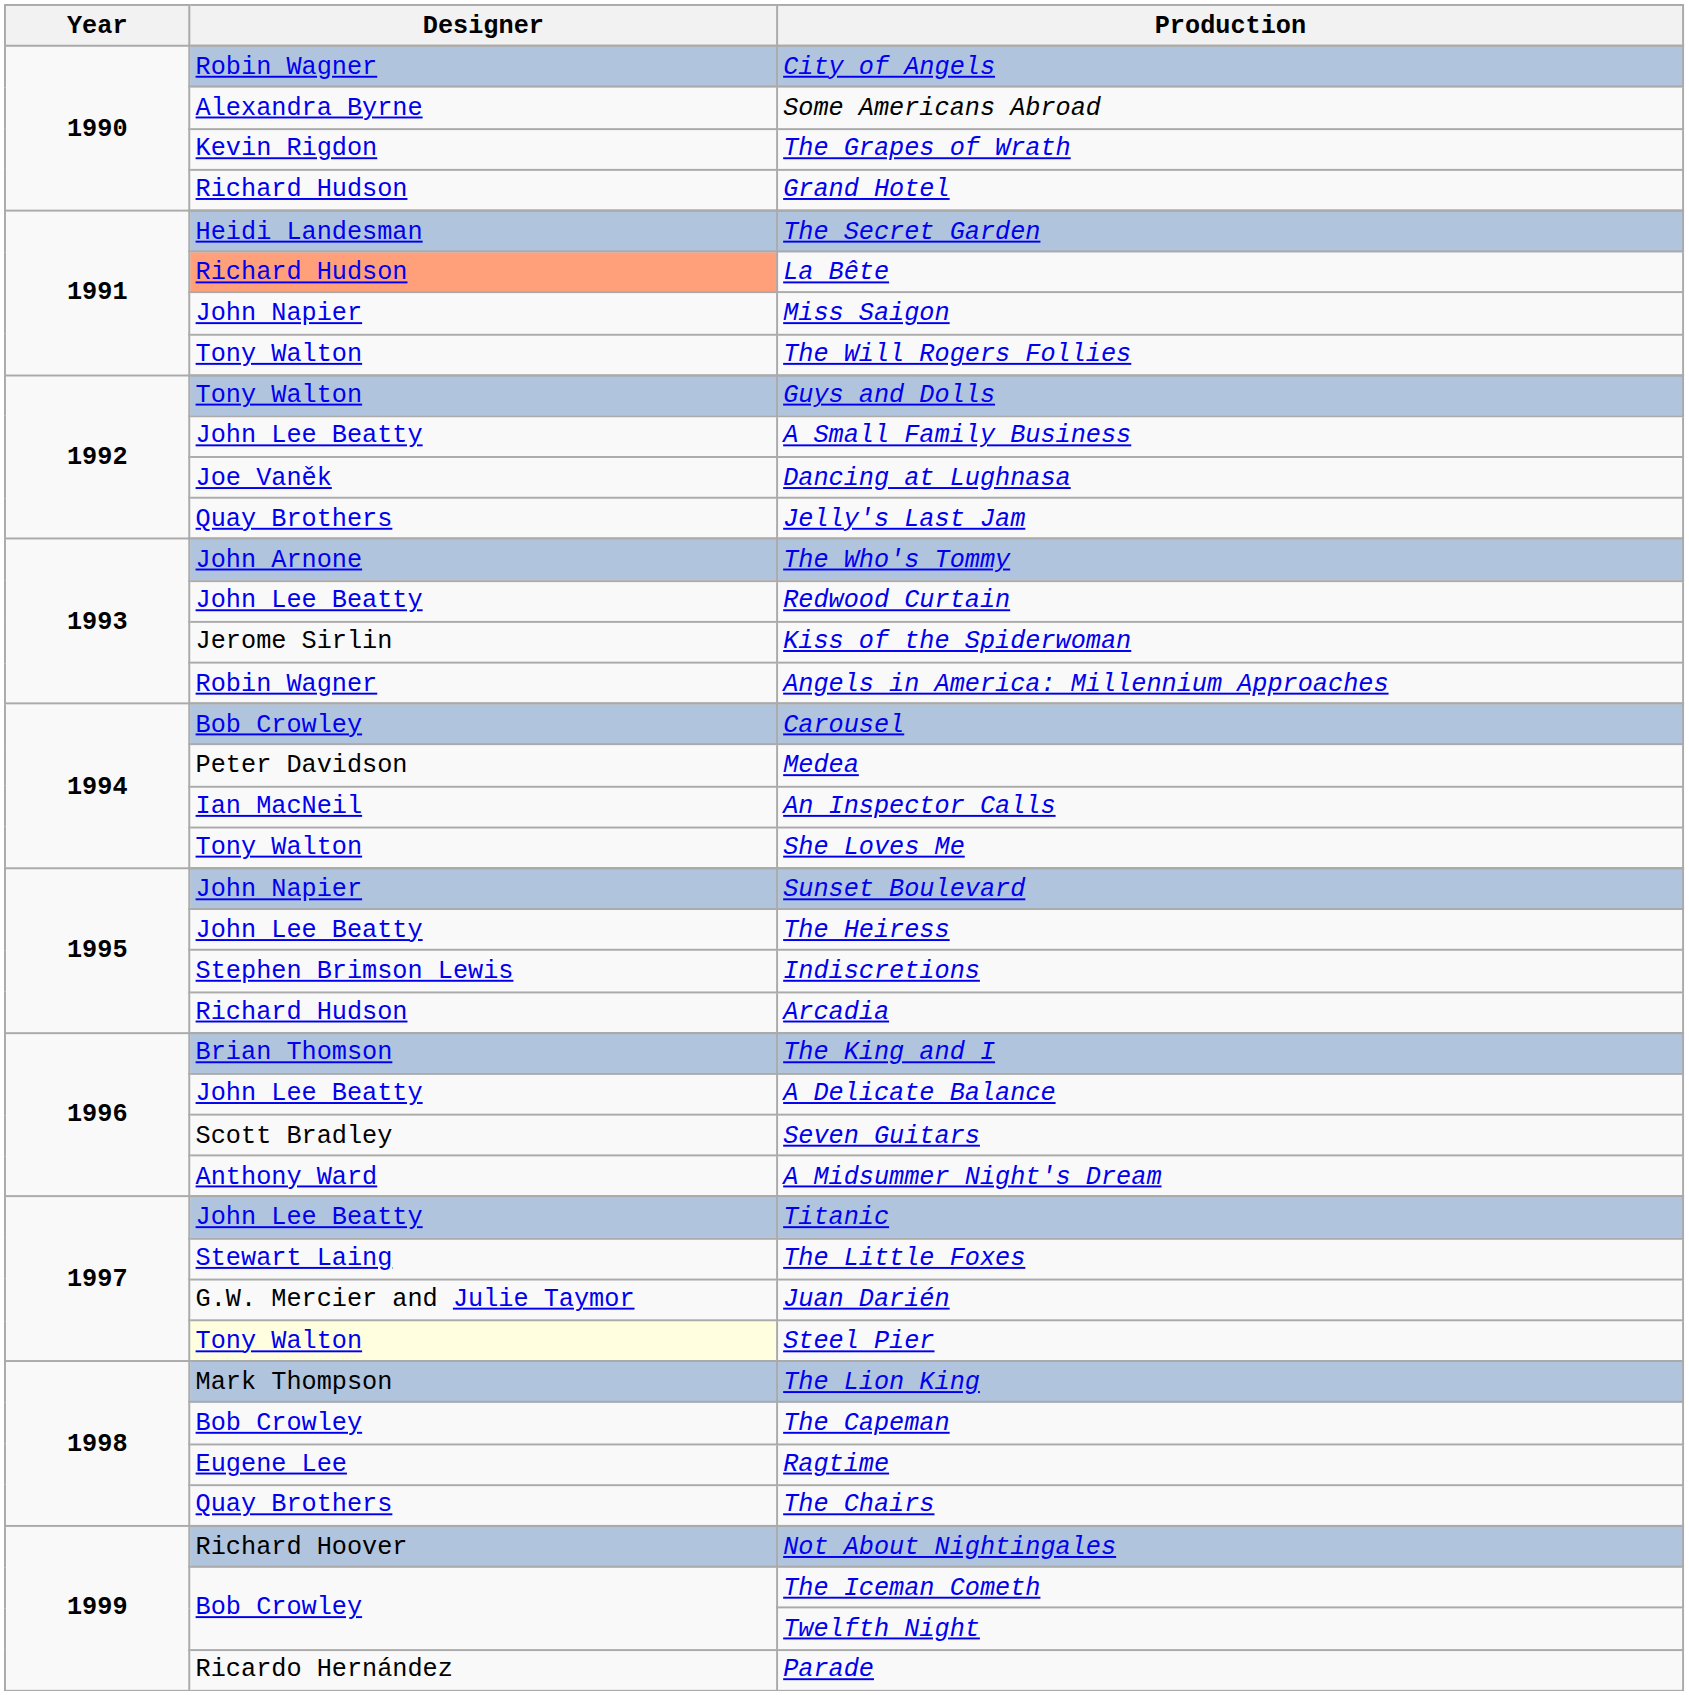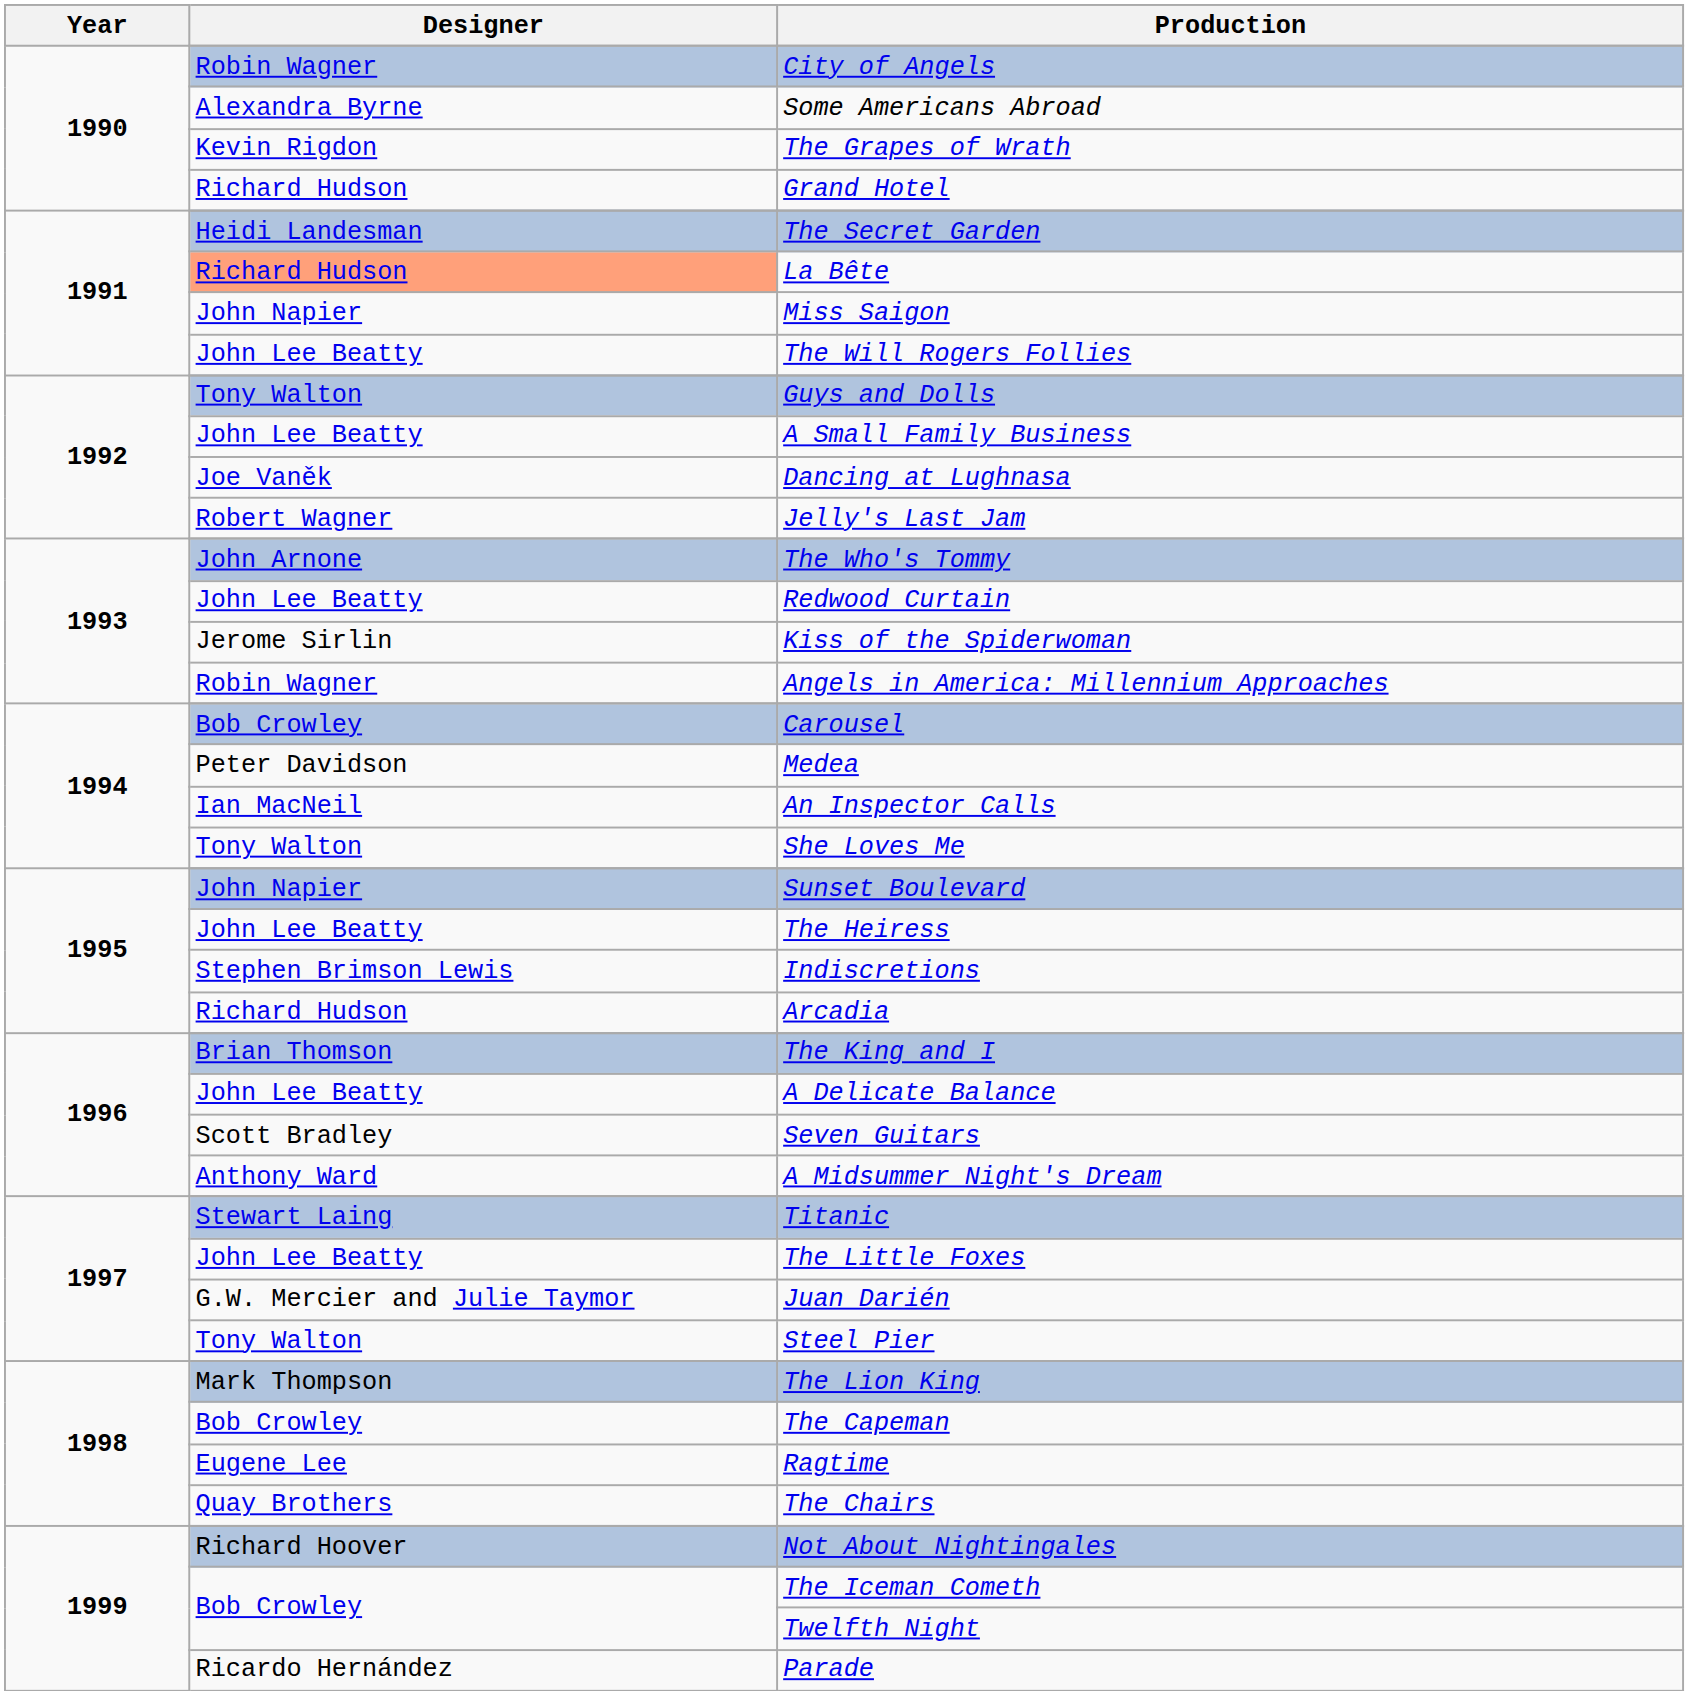(279, 354) Tony Walton -> (309, 354) John Lee Beatty
(294, 519) Quay Brothers -> (294, 519) Robert Wagner
(309, 1218) John Lee Beatty -> (294, 1218) Stewart Laing
(294, 1259) Stewart Laing -> (309, 1259) John Lee Beatty
(279, 1341) lightyellow background -> (279, 1341) no background
